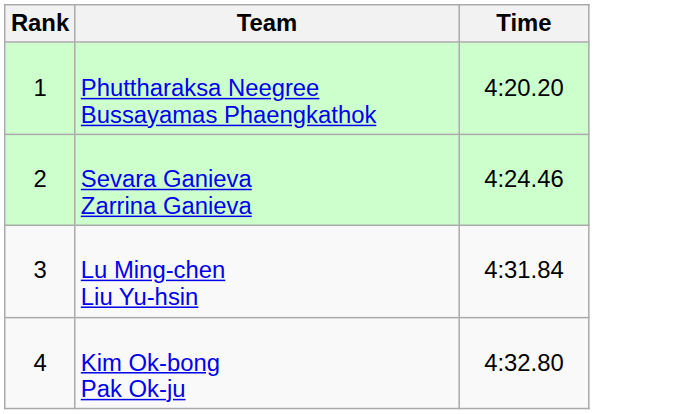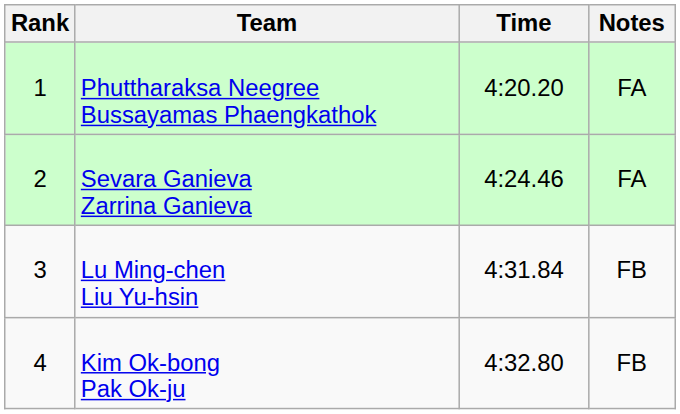+ column: (632, 23)
